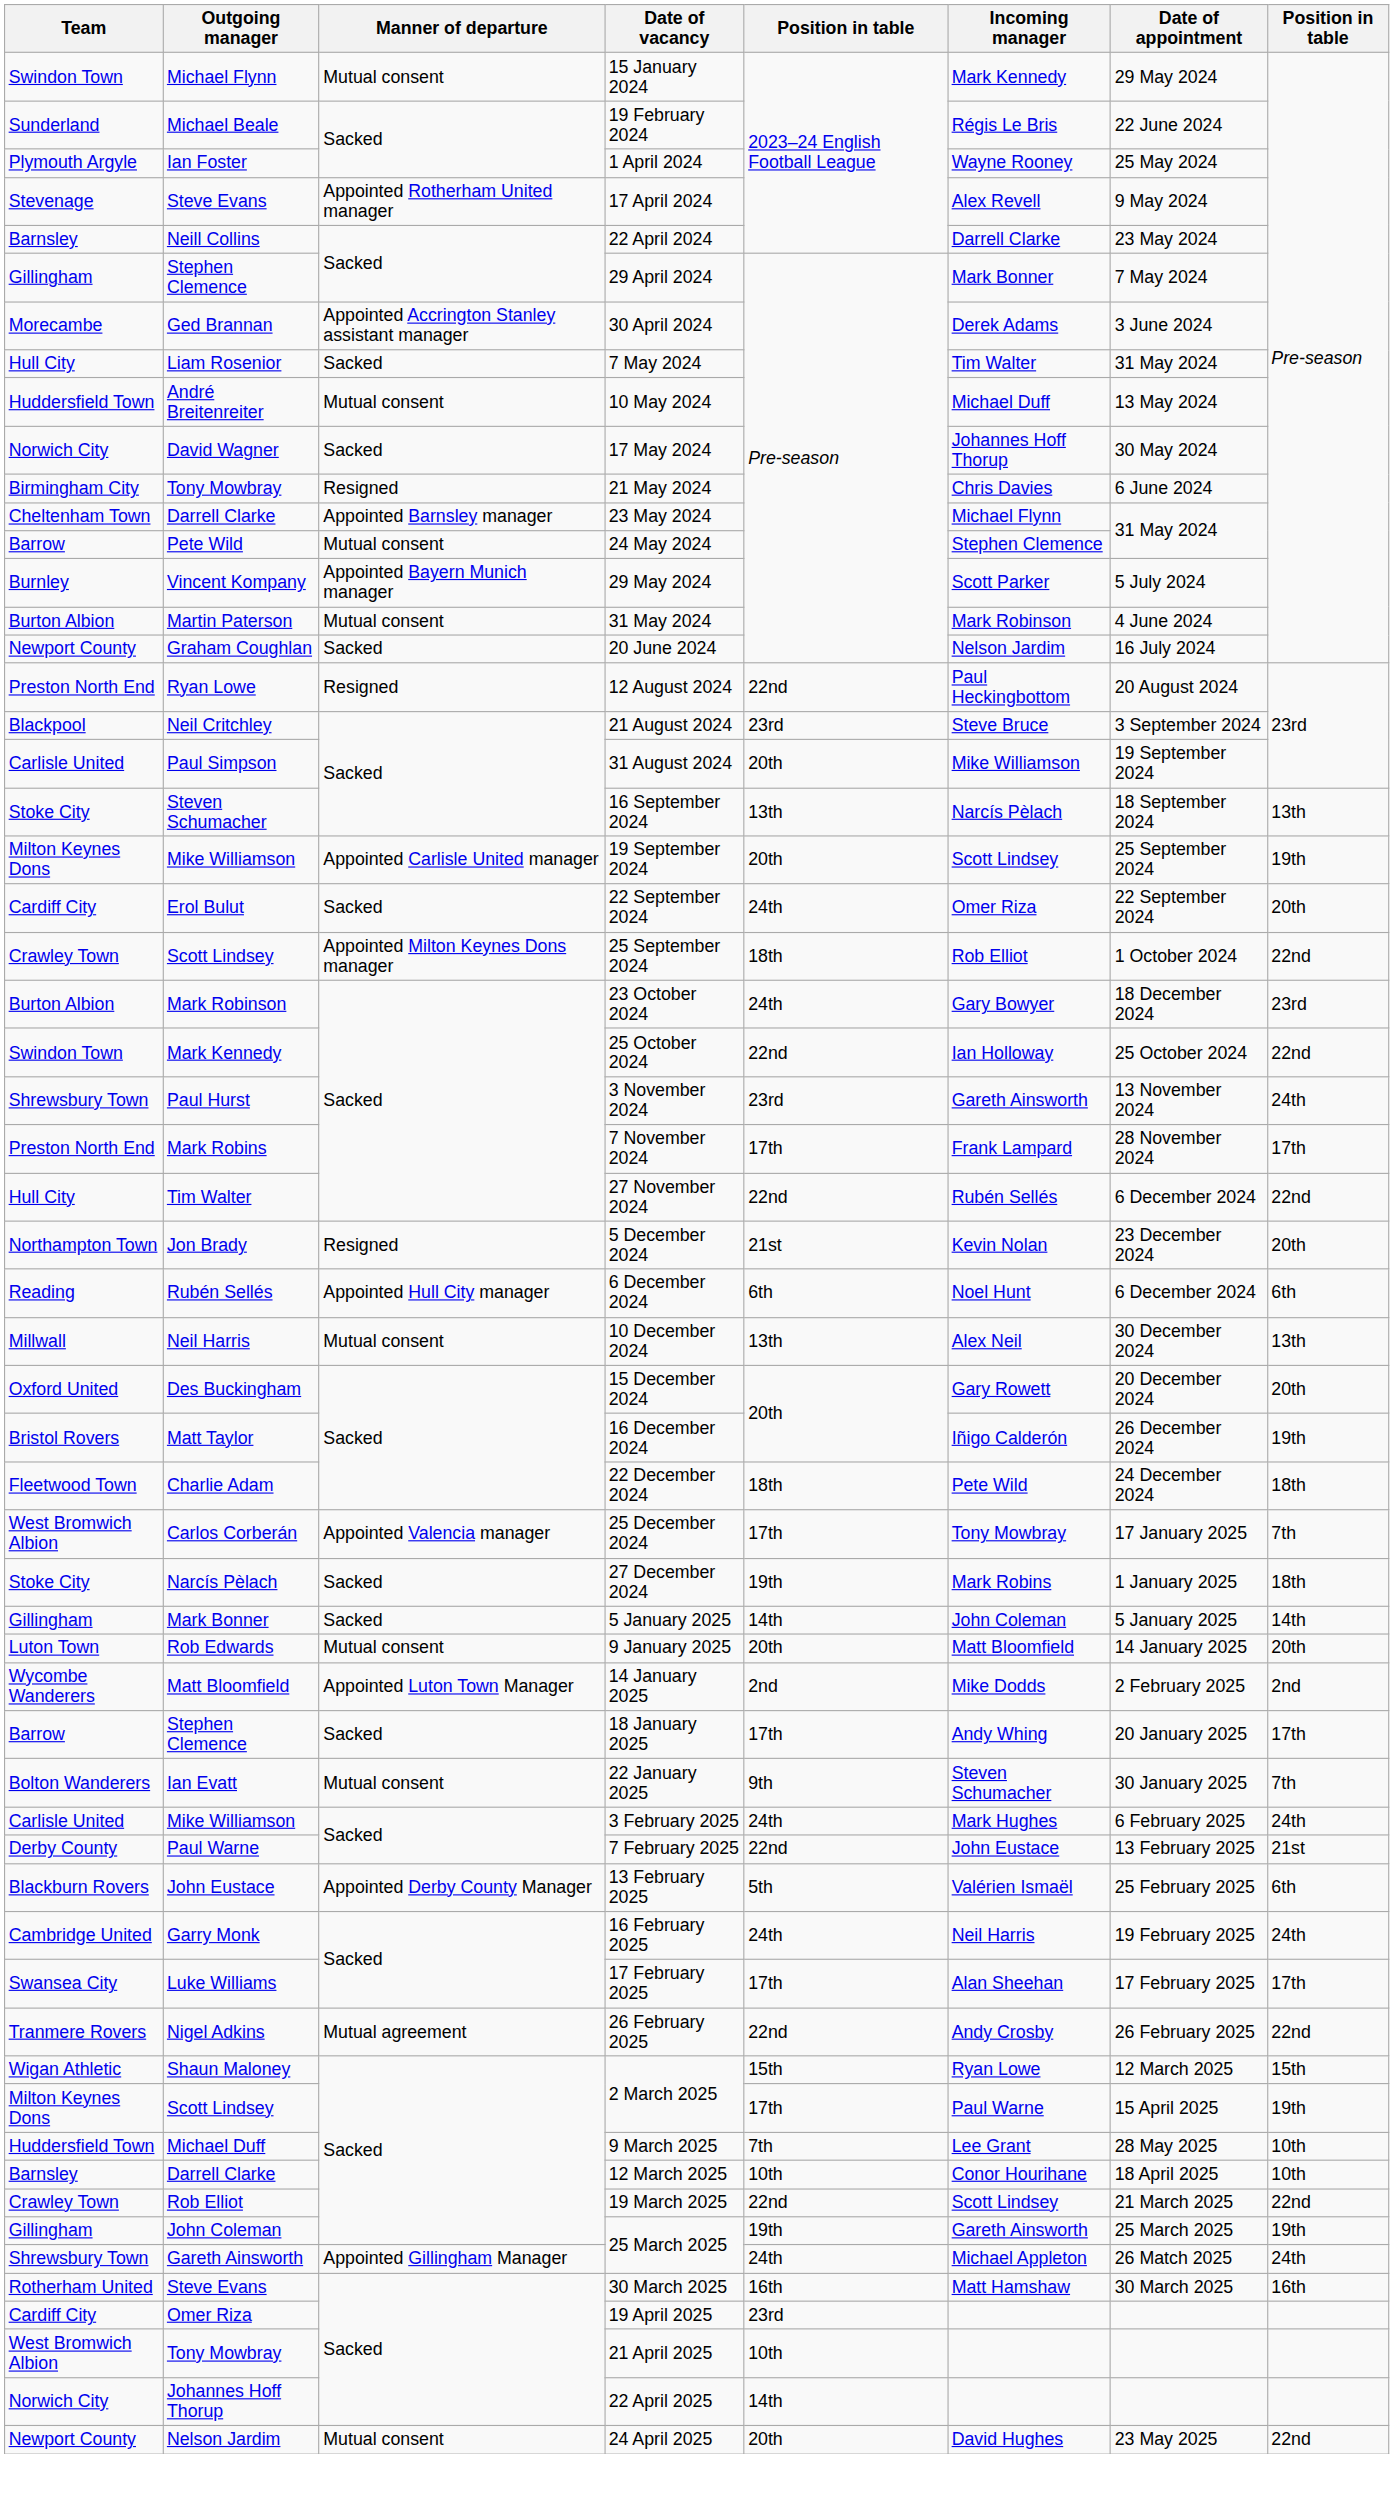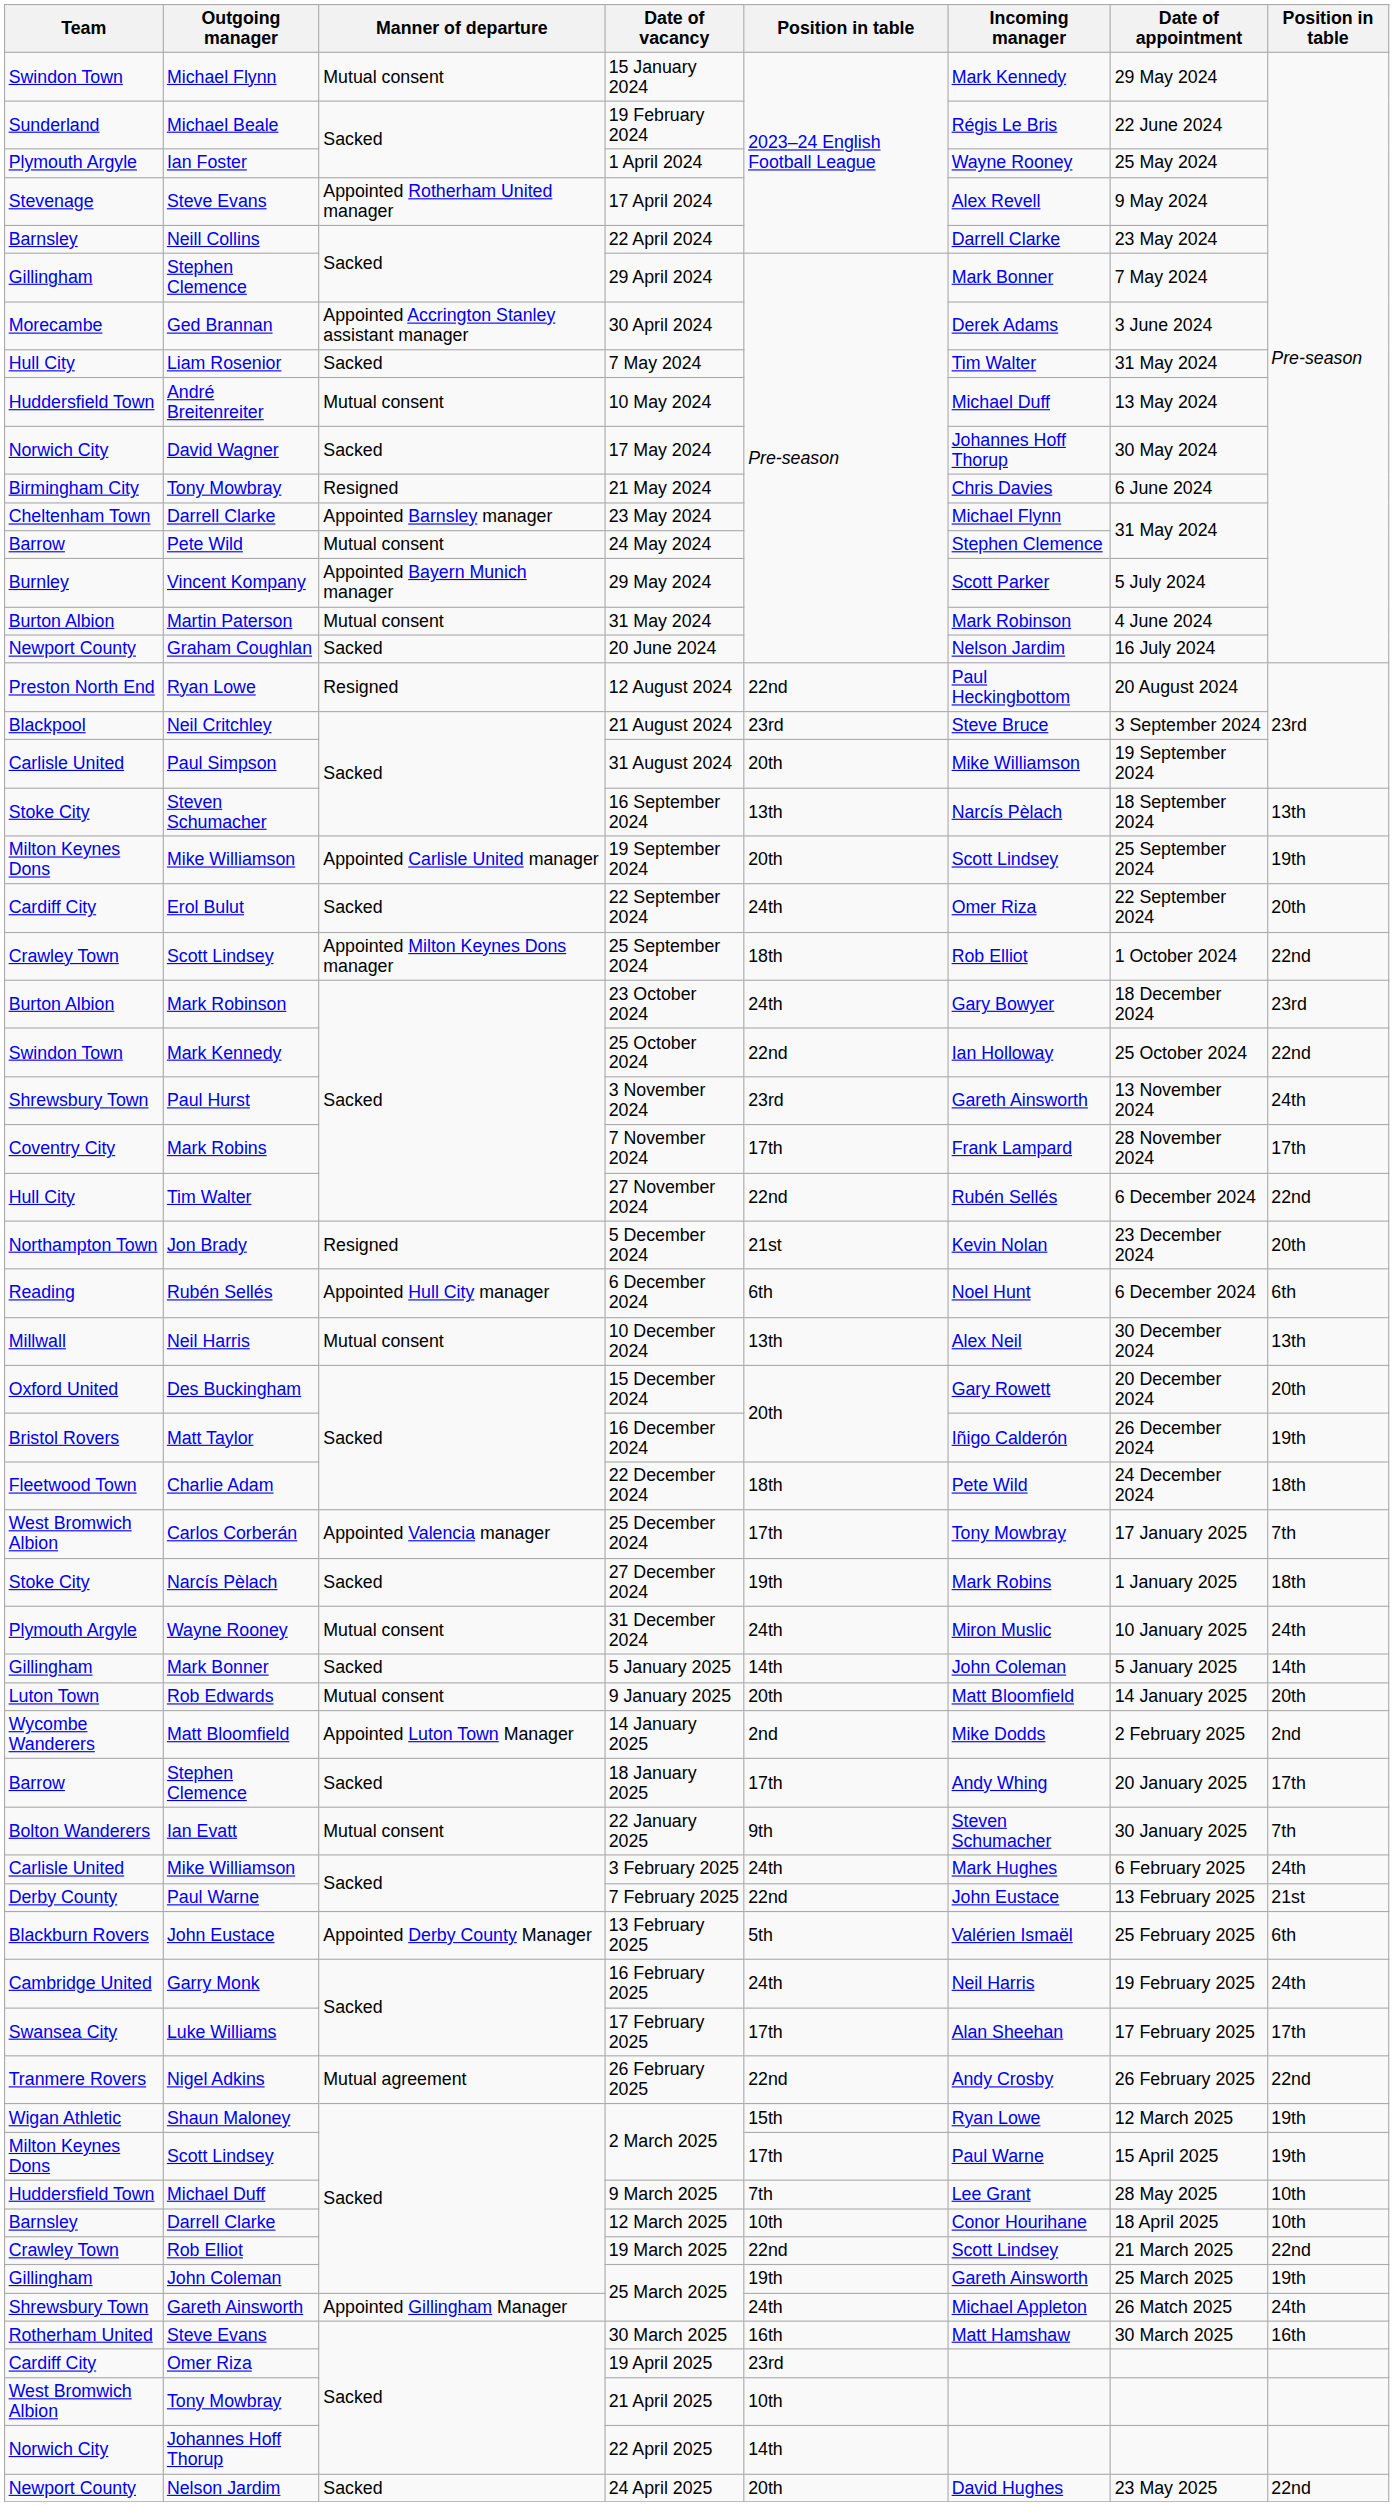(82, 1148) Preston North End -> (62, 1148) Coventry City
+ row: (227, 1630)
(1289, 2069) 15th -> (1289, 2118) 19th
(384, 2439) Mutual consent -> (353, 2487) Sacked
